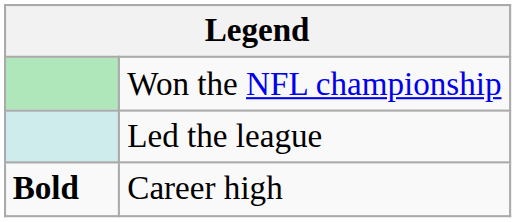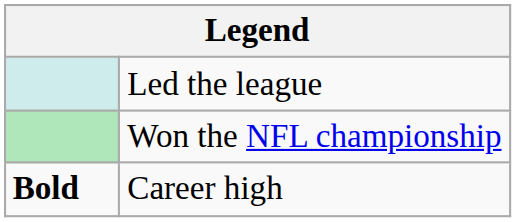rows swapped: (314, 83) <-> (225, 135)
